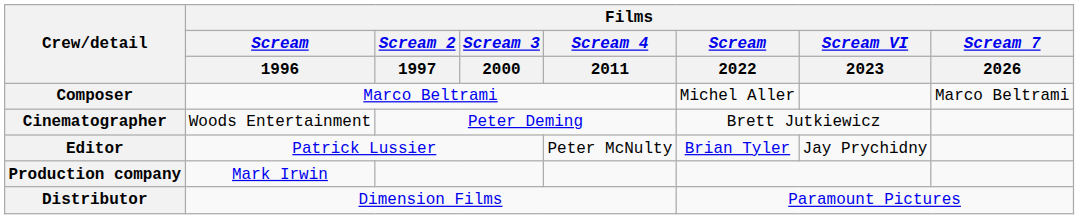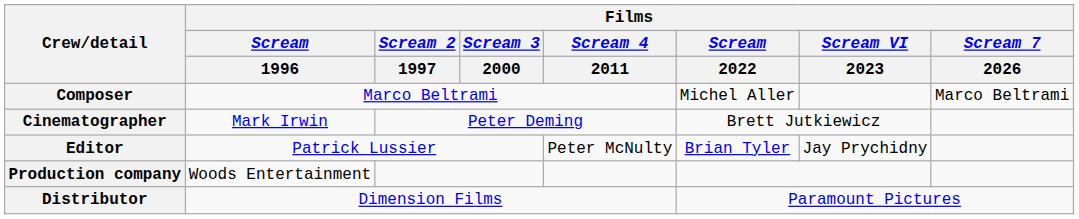(280, 122) Woods Entertainment -> (280, 122) Mark Irwin
(280, 174) Mark Irwin -> (280, 174) Woods Entertainment
